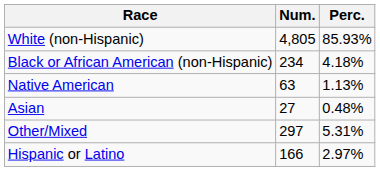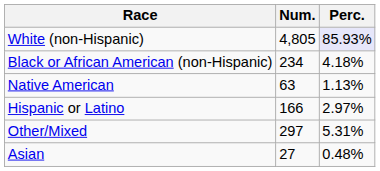(347, 39) no background -> (347, 39) lavender background
rows swapped: (26, 108) <-> (66, 154)
